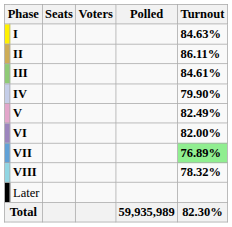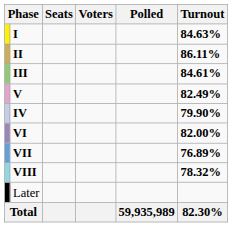rows swapped: (20, 93) <-> (18, 113)
(201, 152) lightgreen background -> (201, 152) no background
